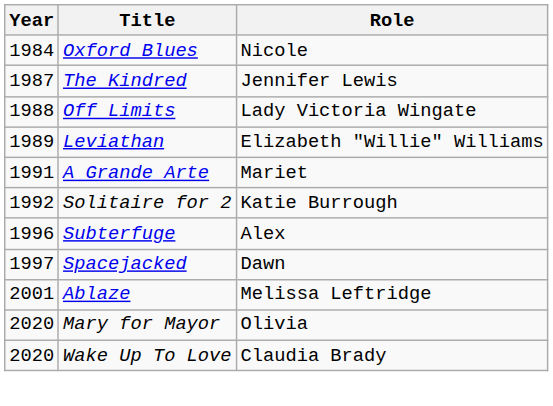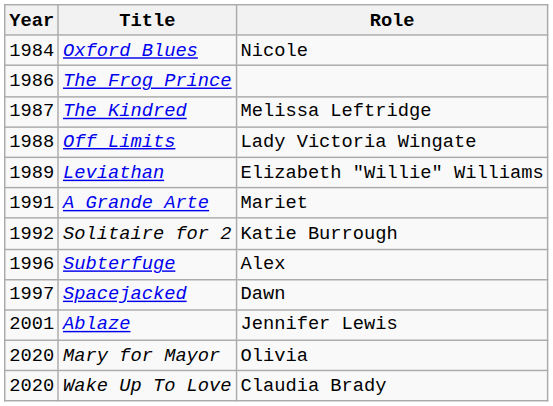+ row: (147, 81)
(319, 81) Jennifer Lewis -> (336, 112) Melissa Leftridge
(336, 295) Melissa Leftridge -> (319, 325) Jennifer Lewis
